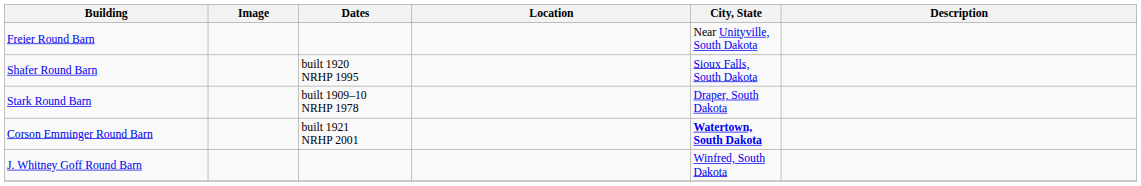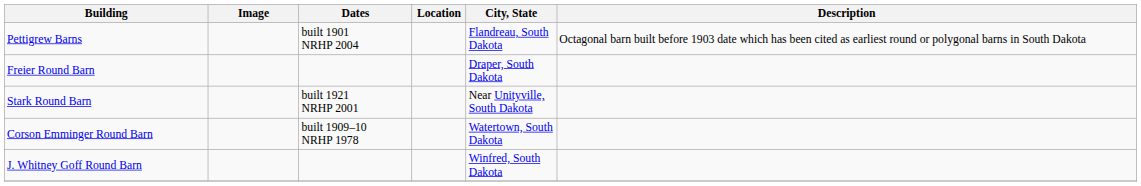+ row: (45, 38)
(731, 38) Near Unityville, South Dakota -> (501, 70) Draper, South Dakota
- row: (52, 70)
(334, 102) built 1909–10 NRHP 1978 -> (330, 102) built 1921 NRHP 2001
(726, 102) Draper, South Dakota -> (507, 102) Near Unityville, South Dakota
(330, 133) built 1921 NRHP 2001 -> (334, 133) built 1909–10 NRHP 1978
(728, 133) bold -> (511, 133) normal
